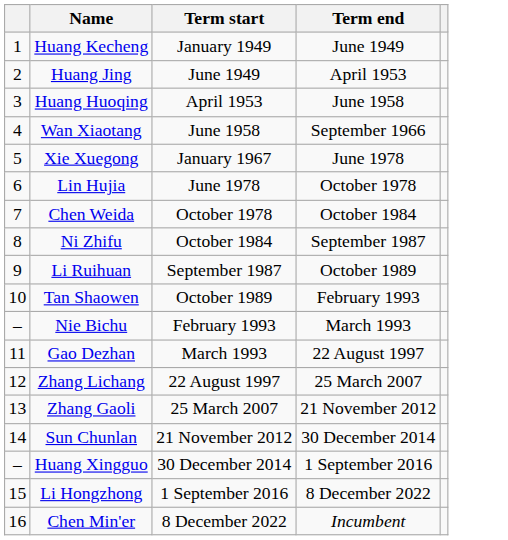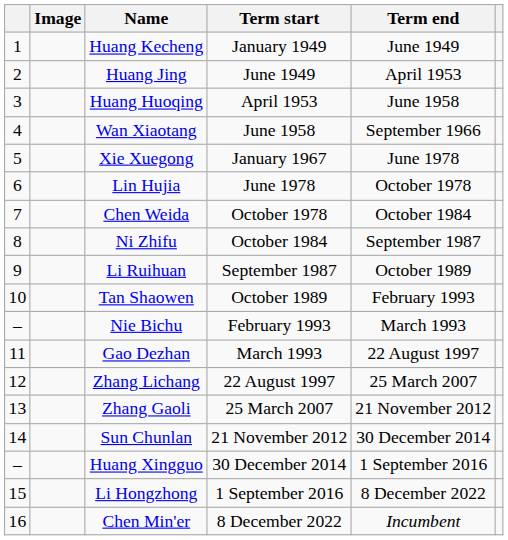+ column: (58, 18)
